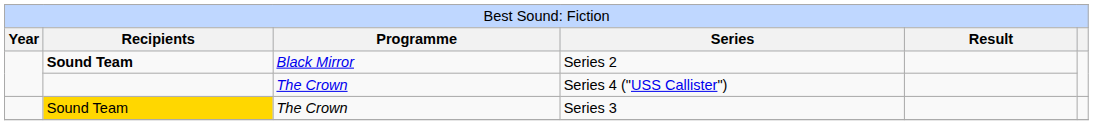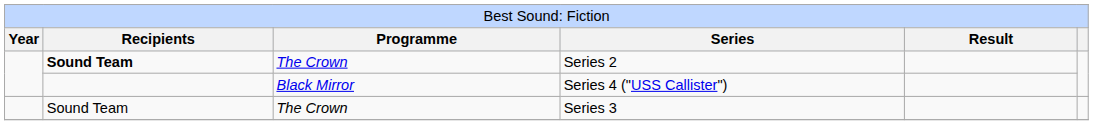(315, 62) Black Mirror -> (312, 62) The Crown
(312, 85) The Crown -> (315, 85) Black Mirror
(87, 108) gold background -> (87, 108) no background
